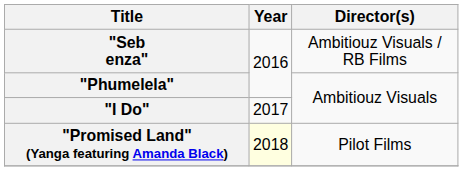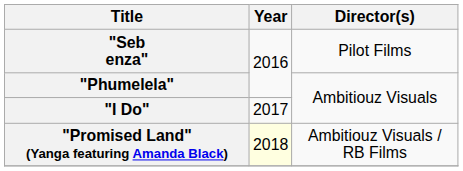(375, 51) Ambitiouz Visuals / RB Films -> (375, 51) Pilot Films
(375, 144) Pilot Films -> (375, 144) Ambitiouz Visuals / RB Films
